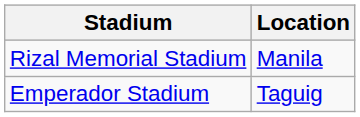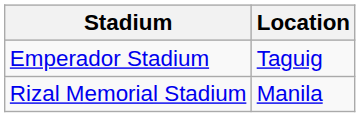rows swapped: (128, 58) <-> (109, 93)
